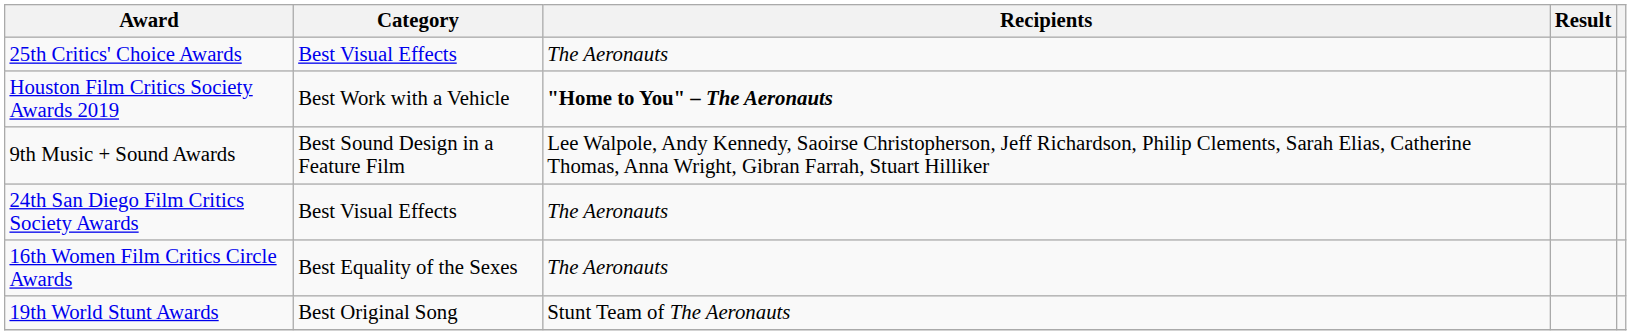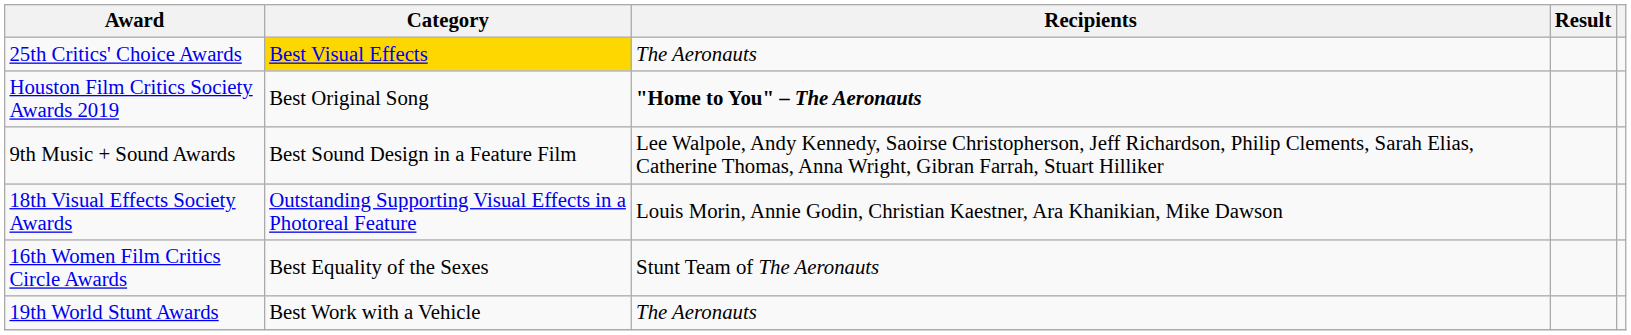(377, 53) no background -> (348, 53) gold background
(404, 98) Best Work with a Vehicle -> (349, 98) Best Original Song
- row: (127, 211)
+ row: (123, 211)
(608, 267) The Aeronauts -> (758, 267) Stunt Team of The Aeronauts
(378, 312) Best Original Song -> (375, 312) Best Work with a Vehicle
(669, 312) Stunt Team of The Aeronauts -> (696, 312) The Aeronauts
